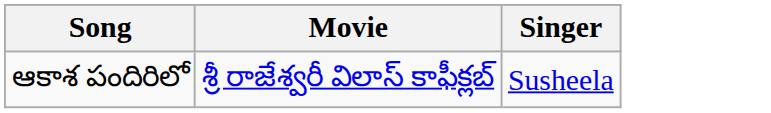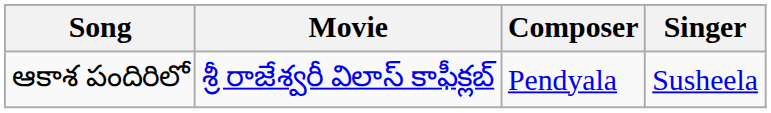+ column: (573, 28)
